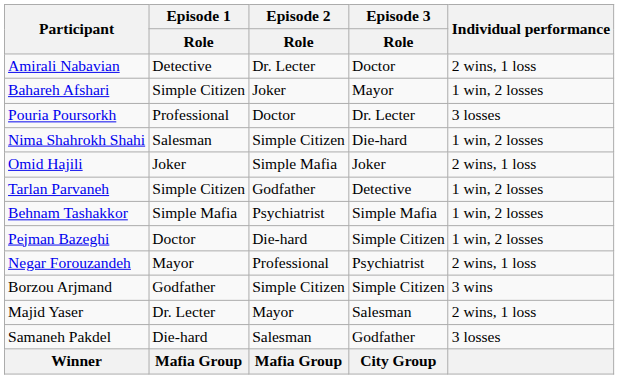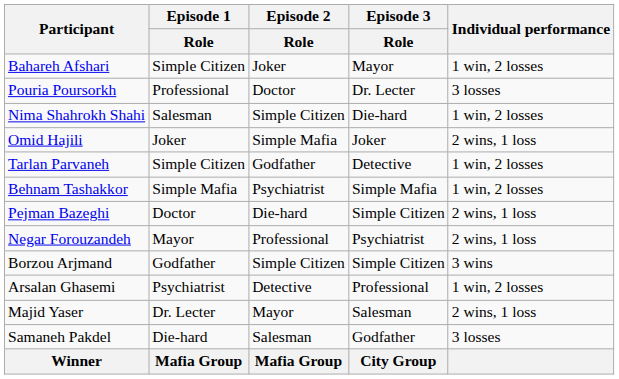- row: (64, 66)
(498, 238) 1 win, 2 losses -> (494, 213) 2 wins, 1 loss
+ row: (62, 287)
